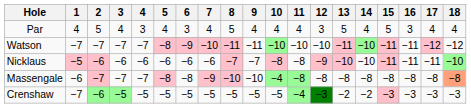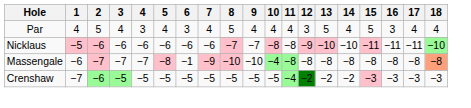- row: (24, 45)
(187, 78) −8 -> (187, 62) −1
(321, 95) −3 -> (307, 78) −2
